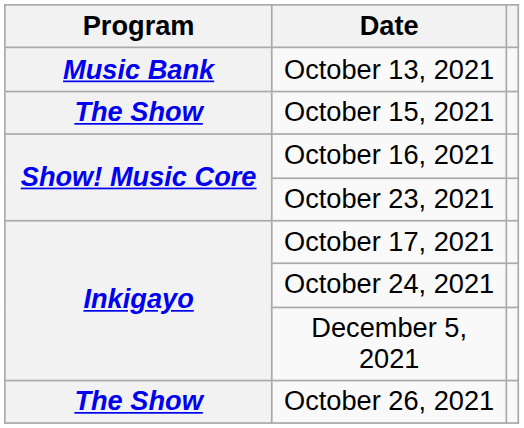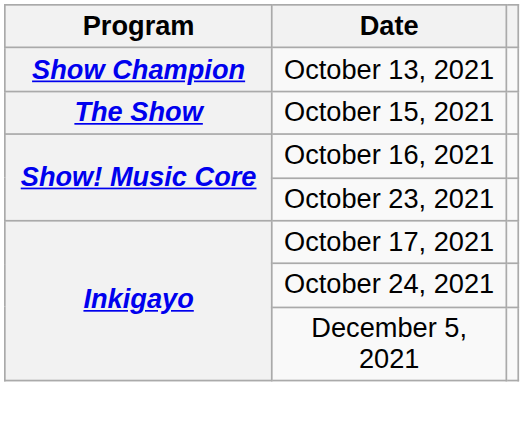(139, 69) Music Bank -> (139, 69) Show Champion
- row: (389, 401)
